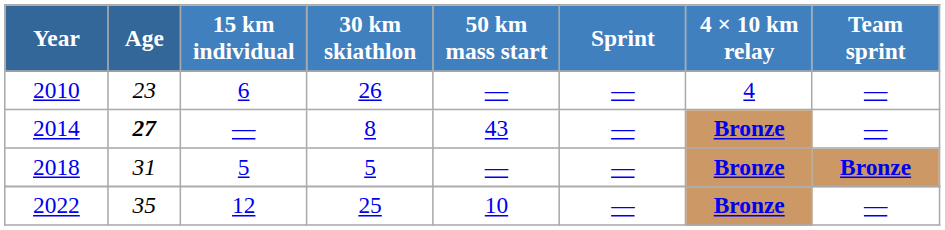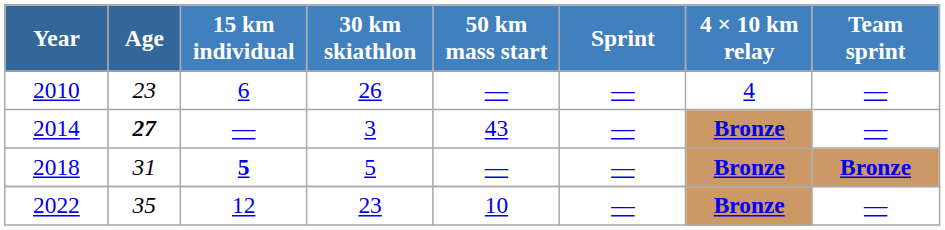(370, 128) 8 -> (370, 128) 3
(244, 167) normal -> (244, 167) bold
(370, 206) 25 -> (370, 206) 23
